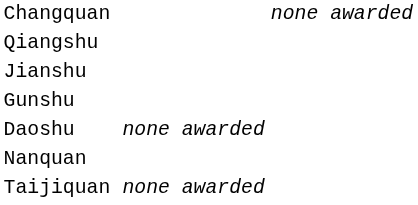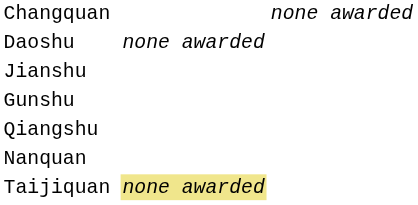rows swapped: (39, 129) <-> (51, 43)
(194, 187) no background -> (194, 187) khaki background
